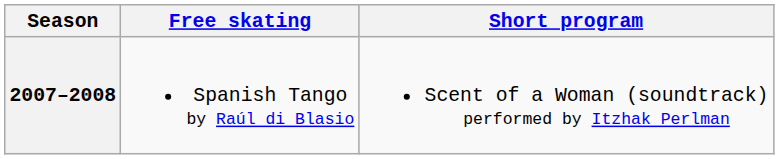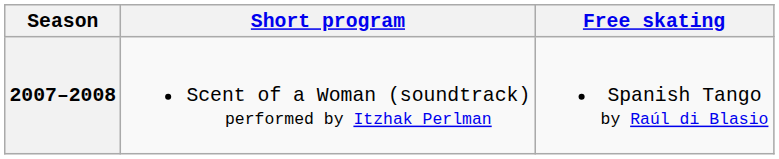columns swapped: (566, 21) <-> (240, 21)
